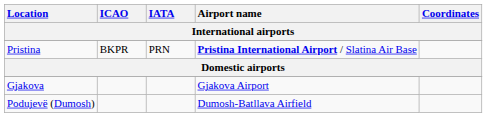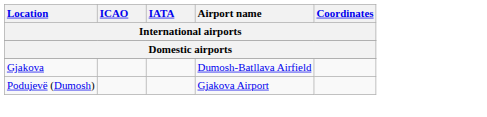- row: (24, 49)
(233, 85) Gjakova Airport -> (254, 67) Dumosh-Batllava Airfield
(254, 103) Dumosh-Batllava Airfield -> (233, 85) Gjakova Airport
